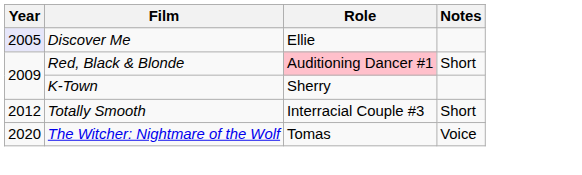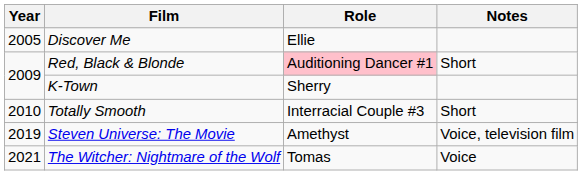(24, 39) lavender background -> (24, 39) no background
(24, 110) 2012 -> (24, 110) 2010
+ row: (141, 134)
(24, 134) 2020 -> (24, 157) 2021
